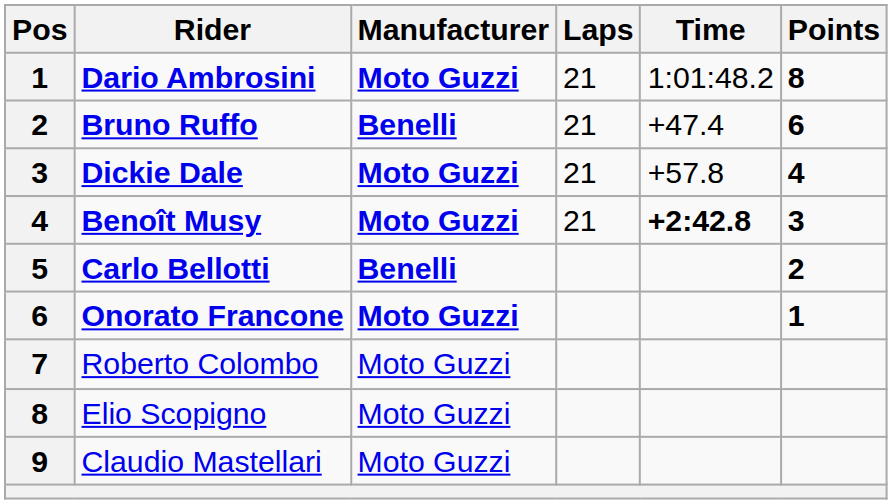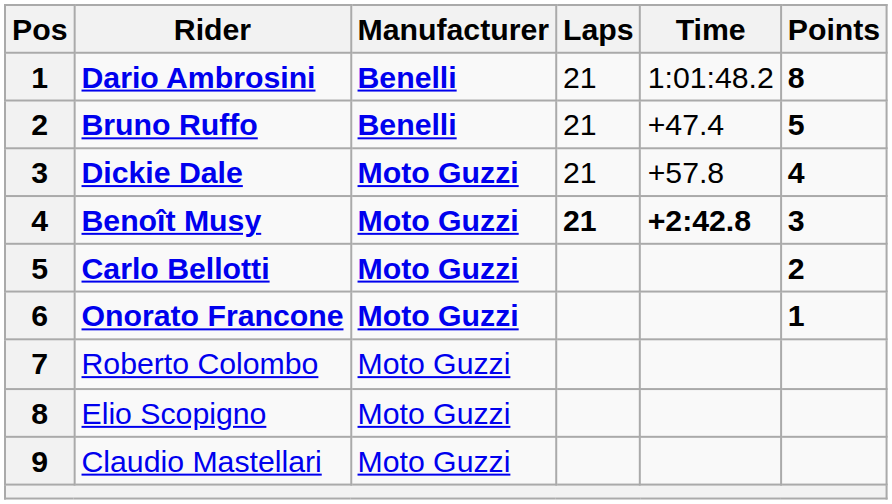(438, 77) Moto Guzzi -> (407, 77) Benelli
(796, 125) 6 -> (796, 125) 5
(580, 221) normal -> (580, 221) bold
(407, 269) Benelli -> (438, 269) Moto Guzzi
